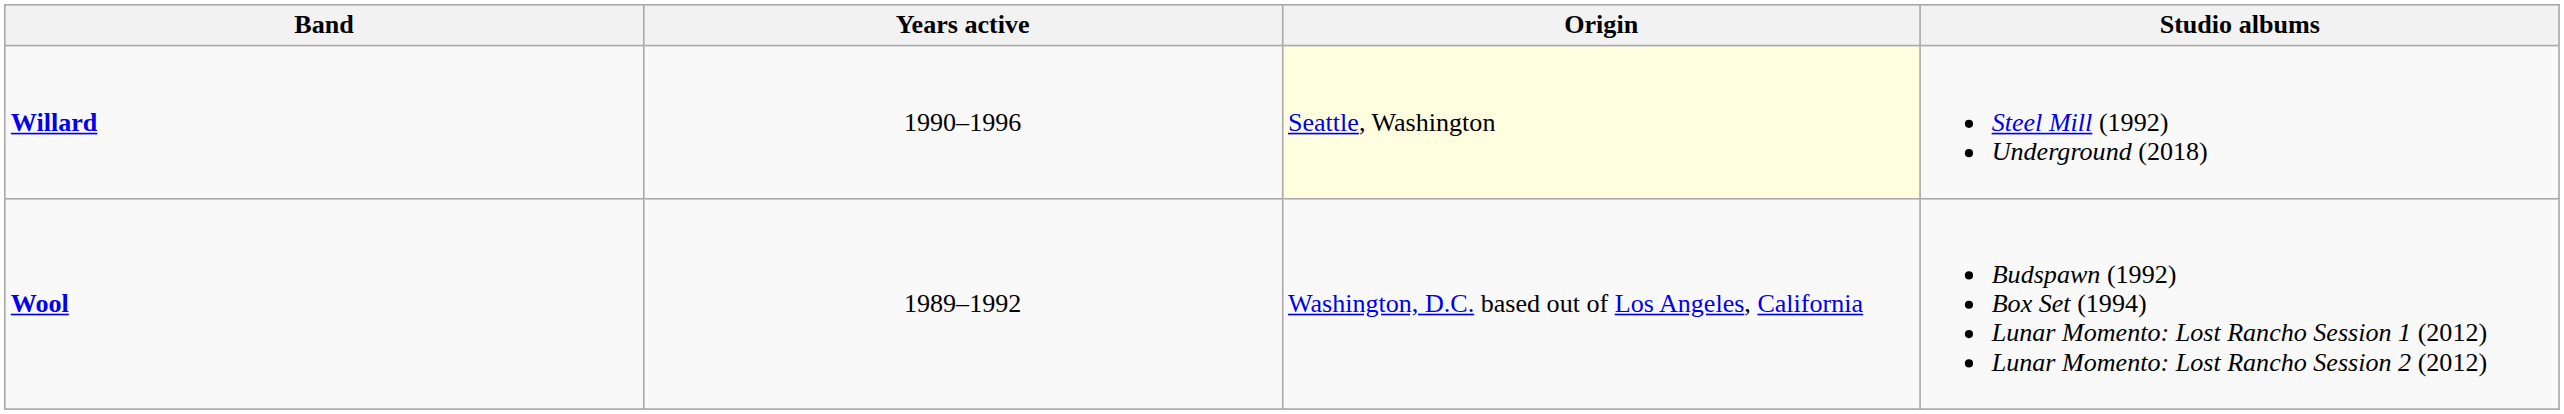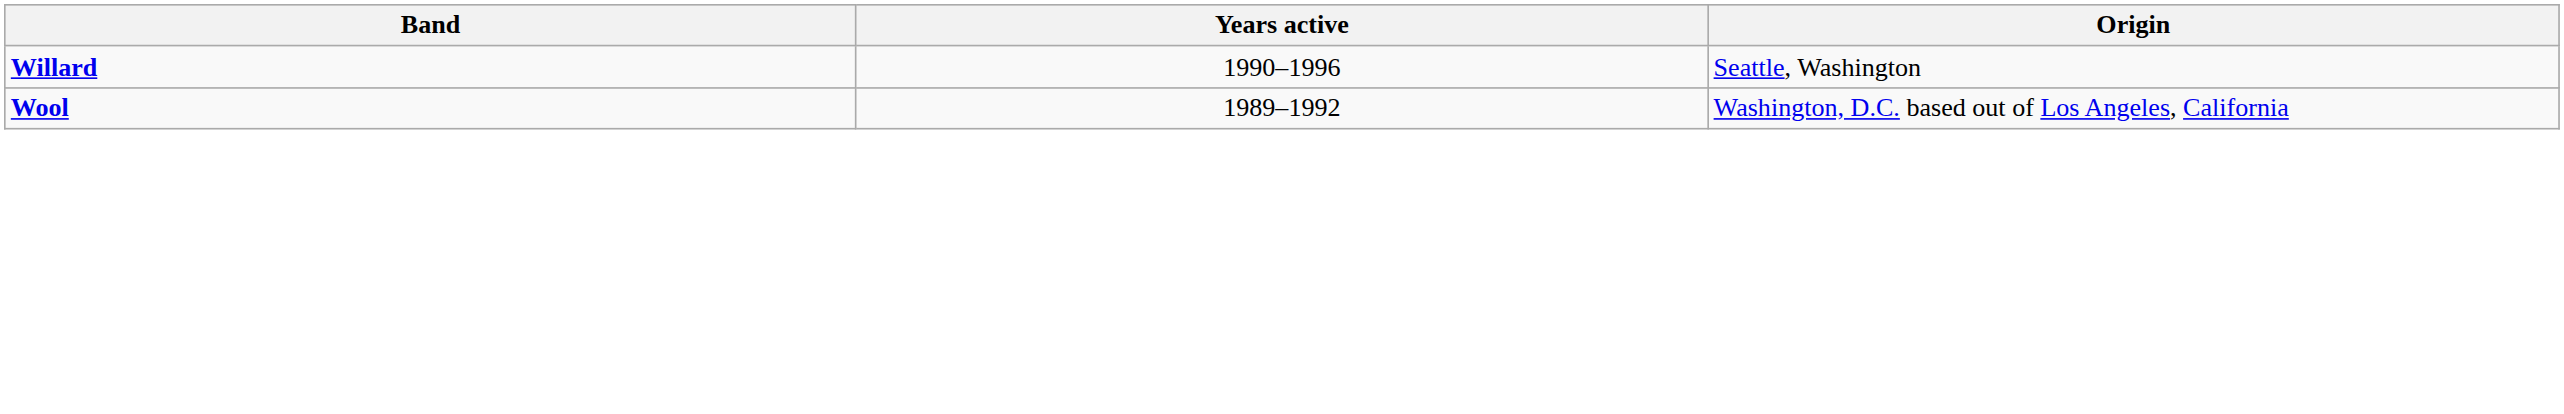- column: (2240, 25)
(1392, 121) lightyellow background -> (1817, 66) no background
